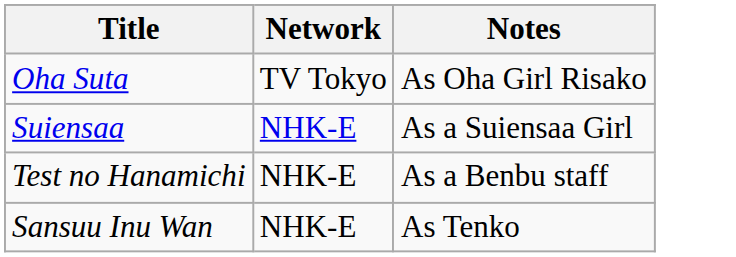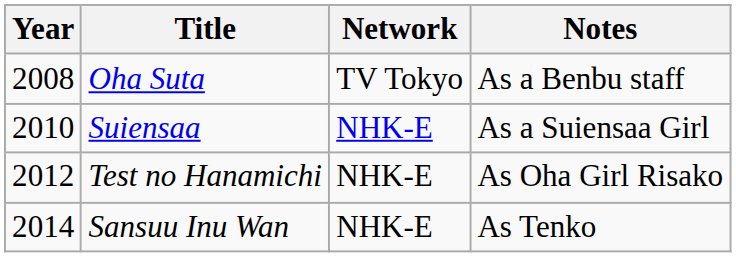+ column: (43, 29)
(524, 78) As Oha Girl Risako -> (581, 78) As a Benbu staff
(505, 176) As a Benbu staff -> (600, 176) As Oha Girl Risako
